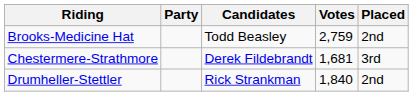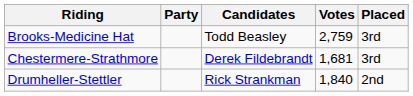(373, 36) 2nd -> (371, 36) 3rd
